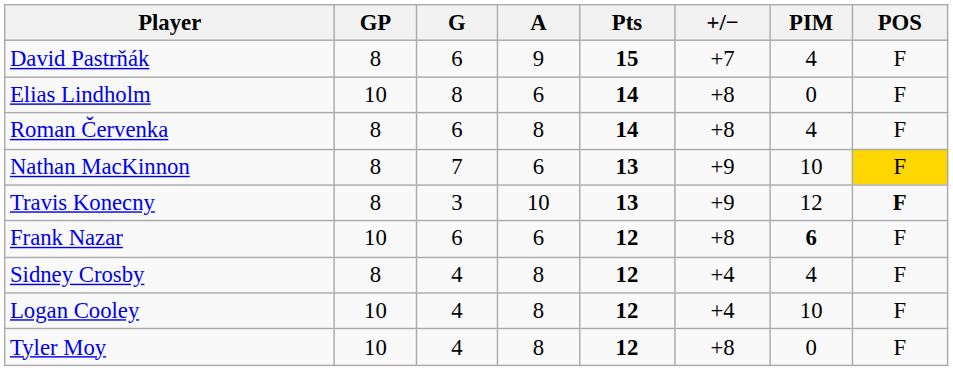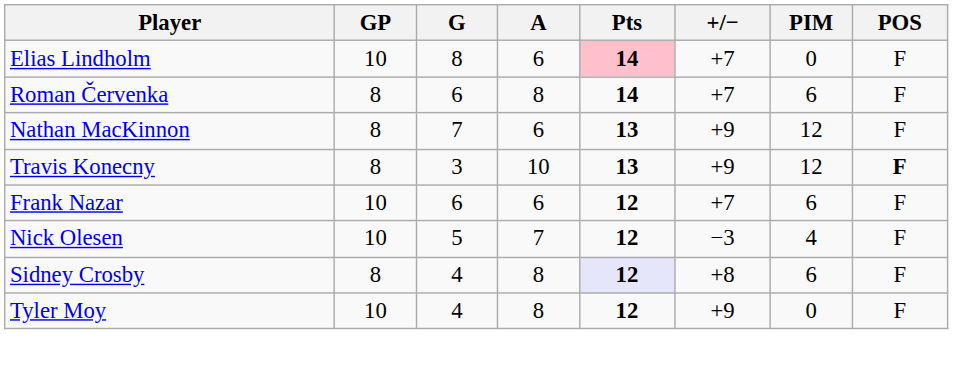- row: (80, 58)
(627, 94) no background -> (627, 58) pink background
(723, 94) +8 -> (723, 58) +7
(723, 130) +8 -> (723, 94) +7
(811, 130) 4 -> (811, 94) 6
(811, 166) 10 -> (811, 130) 12
(900, 166) gold background -> (900, 130) no background
(723, 238) +8 -> (723, 202) +7
(811, 238) bold -> (811, 202) normal
+ row: (66, 238)
(627, 274) no background -> (627, 274) lavender background
(723, 274) +4 -> (723, 274) +8
(811, 274) 4 -> (811, 274) 6
- row: (75, 310)
(723, 346) +8 -> (723, 310) +9
